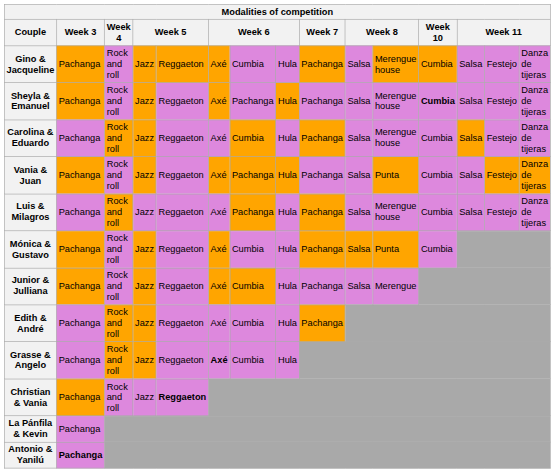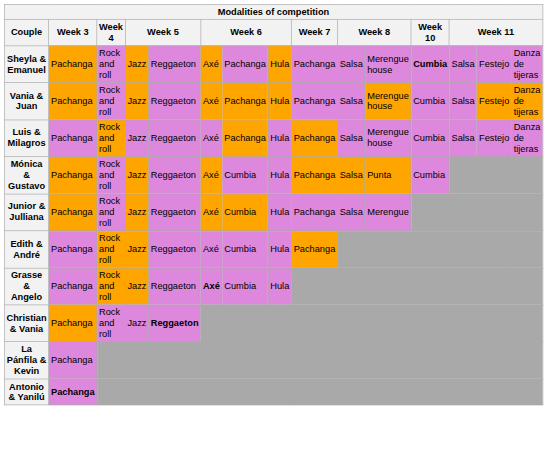- row: (30, 63)
- row: (30, 138)
(387, 175) Punta -> (388, 101) Merengue house
